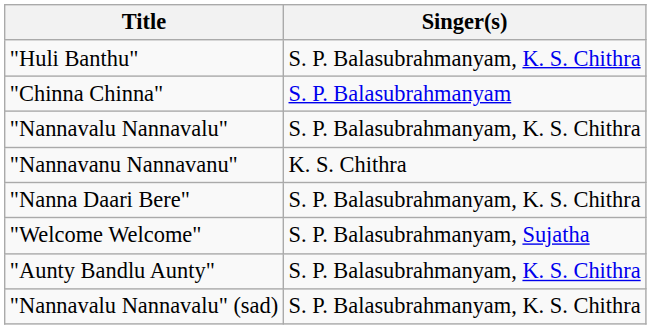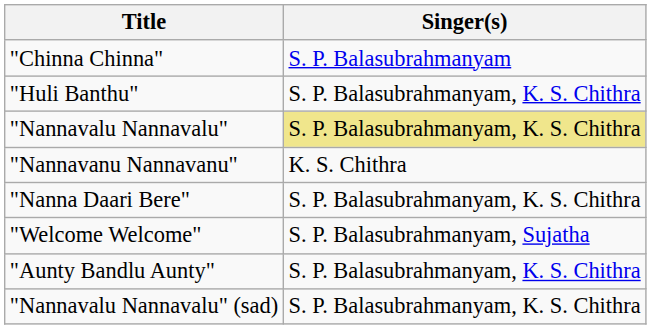rows swapped: (87, 93) <-> (74, 57)
(465, 128) no background -> (465, 128) khaki background
